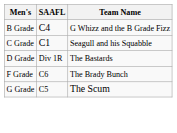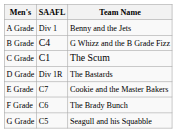+ row: (20, 28)
(111, 43) Seagull and his Squabble -> (90, 58) The Scum
+ row: (20, 90)
(90, 89) The Scum -> (111, 121) Seagull and his Squabble
